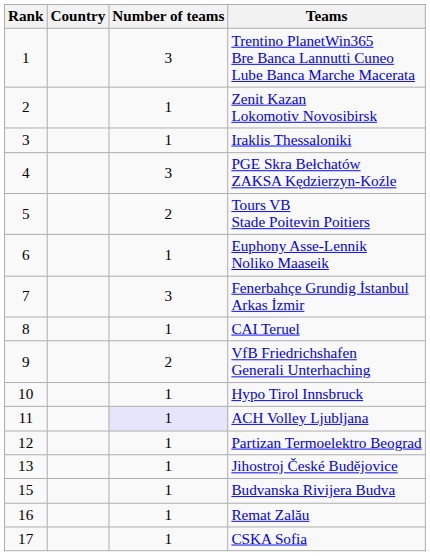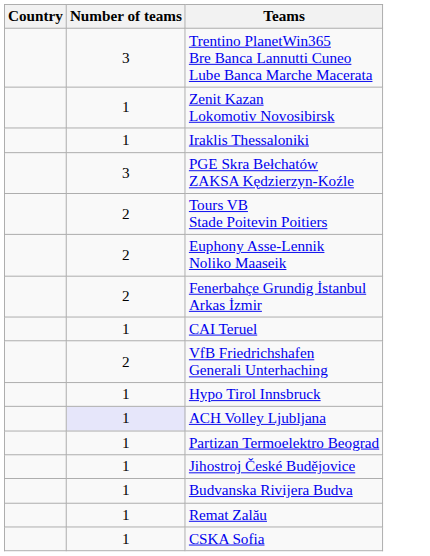- column: (26, 16)
(168, 255) 1 -> (126, 255) 2
(168, 296) 3 -> (126, 296) 2
